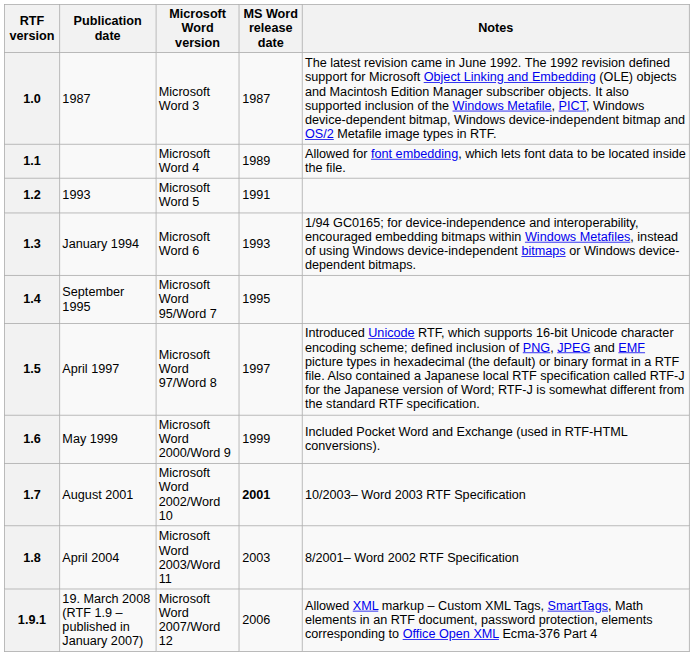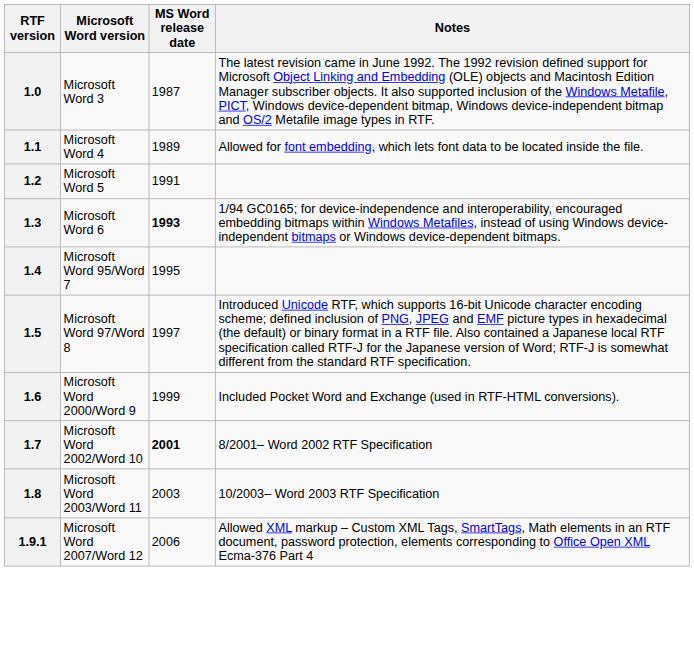- column: (108, 28)
(256, 244) normal -> (166, 222) bold
(415, 494) 10/2003– Word 2003 RTF Specification -> (325, 445) 8/2001– Word 2002 RTF Specification
(412, 557) 8/2001– Word 2002 RTF Specification -> (329, 493) 10/2003– Word 2003 RTF Specification
